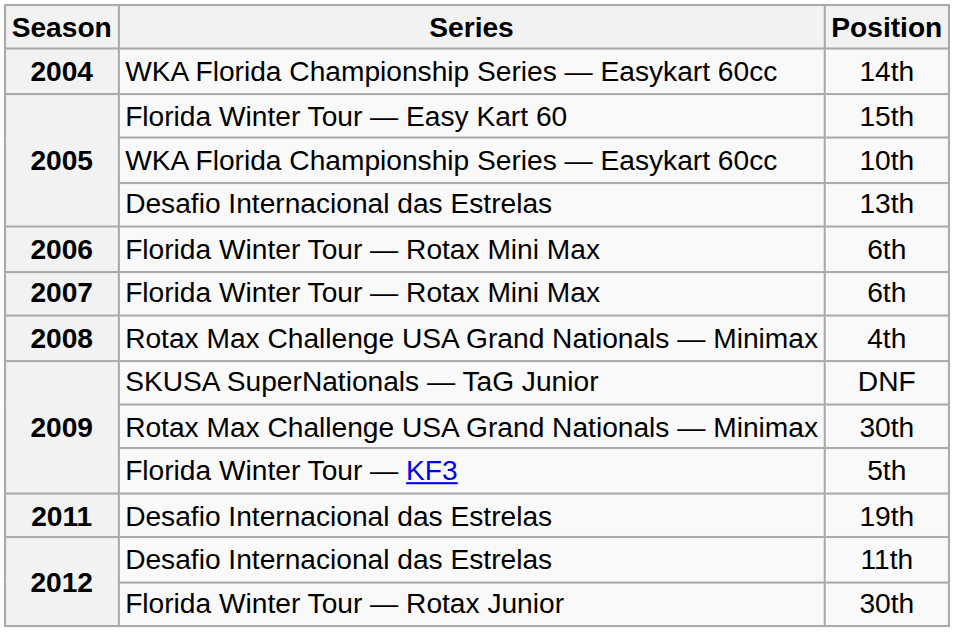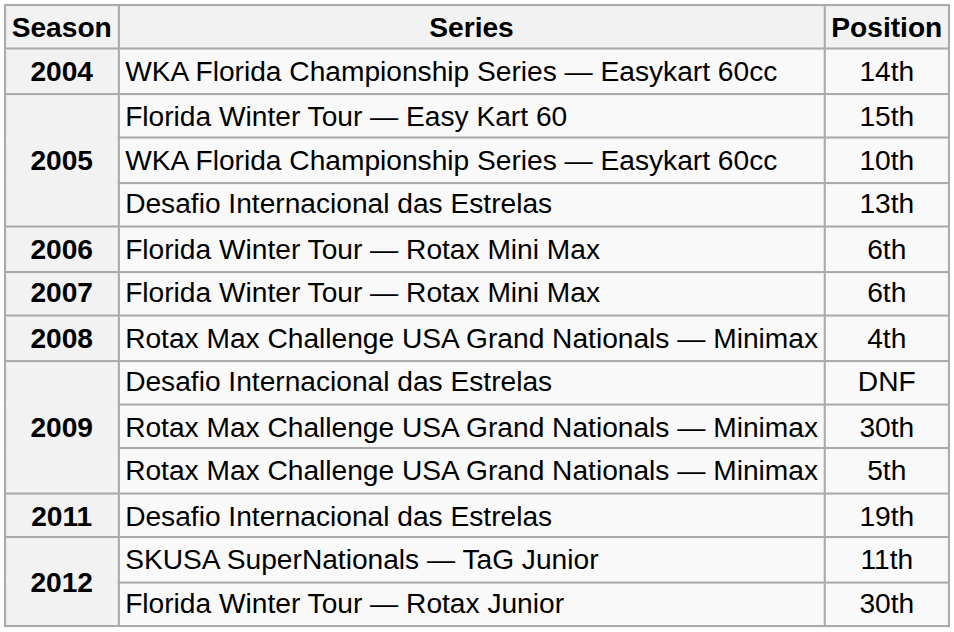(362, 382) SKUSA SuperNationals — TaG Junior -> (339, 382) Desafio Internacional das Estrelas
(291, 471) Florida Winter Tour — KF3 -> (472, 471) Rotax Max Challenge USA Grand Nationals — Minimax
(339, 559) Desafio Internacional das Estrelas -> (362, 559) SKUSA SuperNationals — TaG Junior
